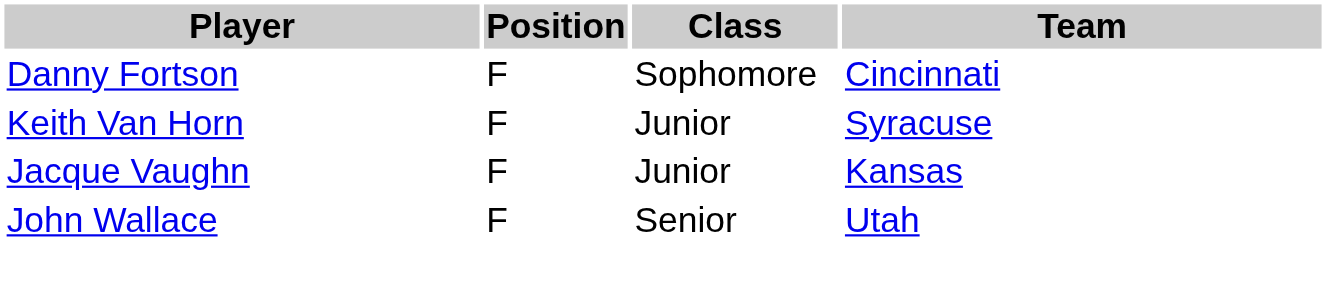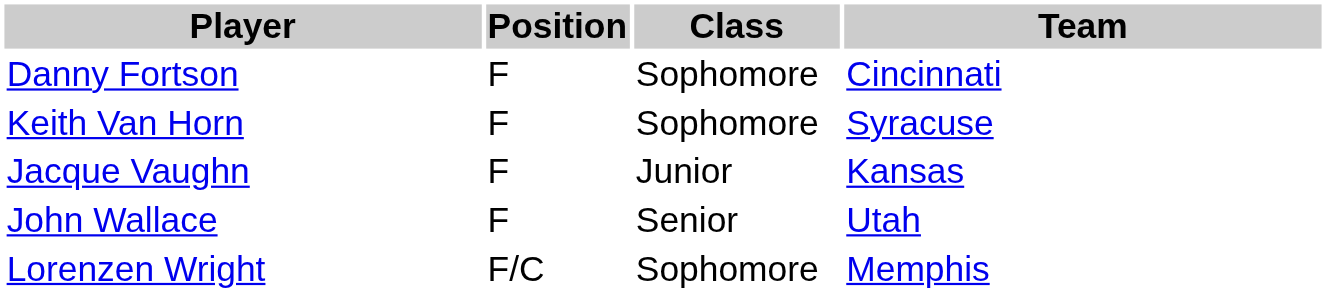(683, 123) Junior -> (727, 123) Sophomore
+ row: (136, 269)
